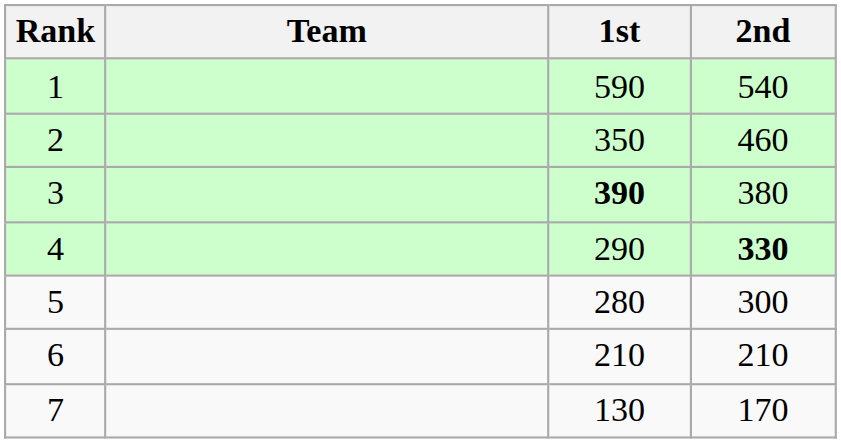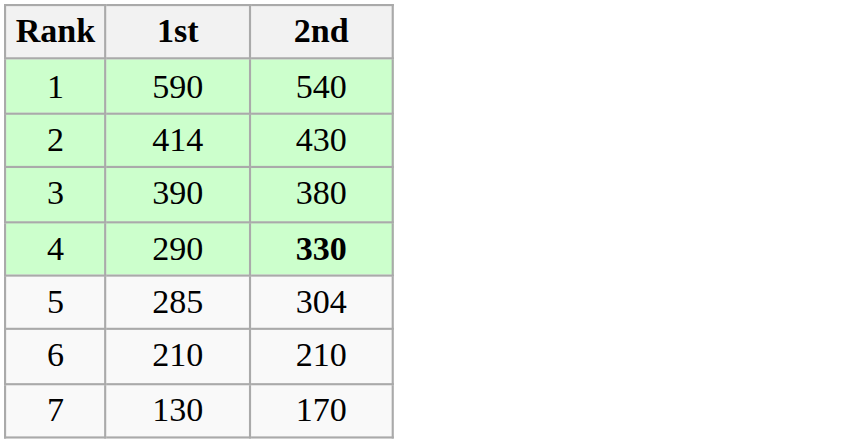- column: (327, 31)
(619, 139) 350 -> (178, 139) 414
(763, 139) 460 -> (321, 139) 430
(619, 193) bold -> (178, 193) normal
(619, 301) 280 -> (178, 301) 285
(763, 301) 300 -> (321, 301) 304
